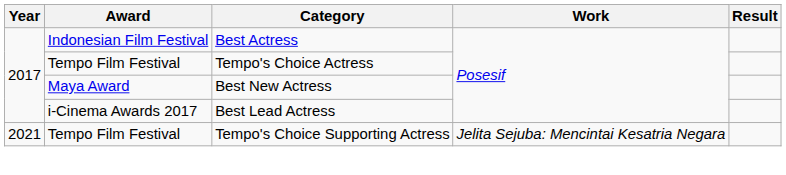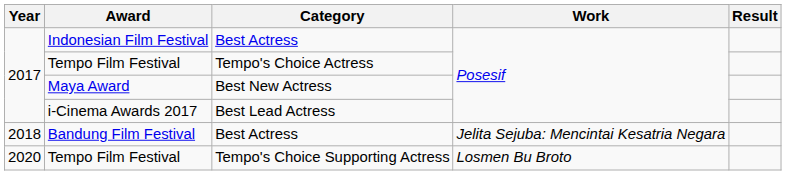+ row: (121, 134)
(24, 134) 2021 -> (24, 157) 2020
(591, 134) Jelita Sejuba: Mencintai Kesatria Negara -> (514, 157) Losmen Bu Broto
